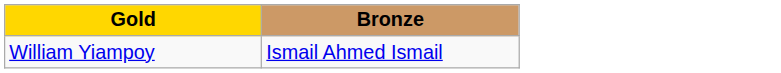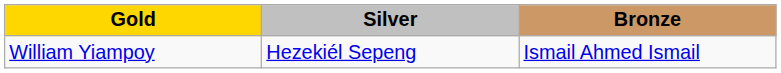+ column: (390, 20)
